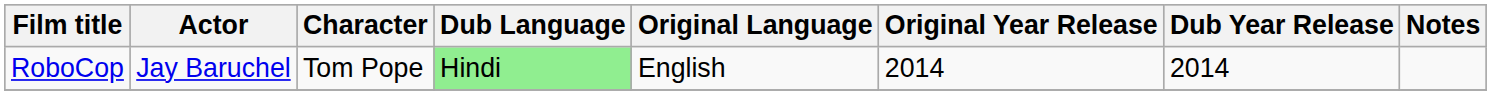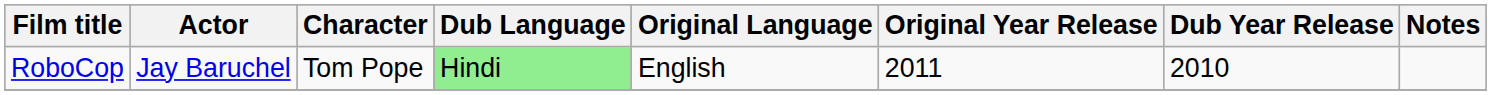(915, 68) 2014 -> (914, 68) 2011
(1200, 68) 2014 -> (1200, 68) 2010
